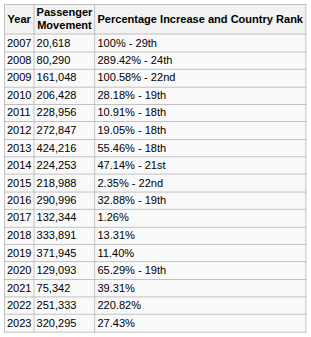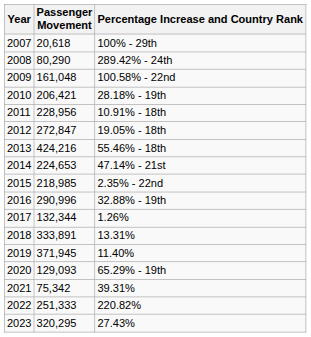(56, 95) 206,428 -> (56, 95) 206,421
(56, 165) 224,253 -> (56, 165) 224,653
(56, 183) 218,988 -> (56, 183) 218,985
